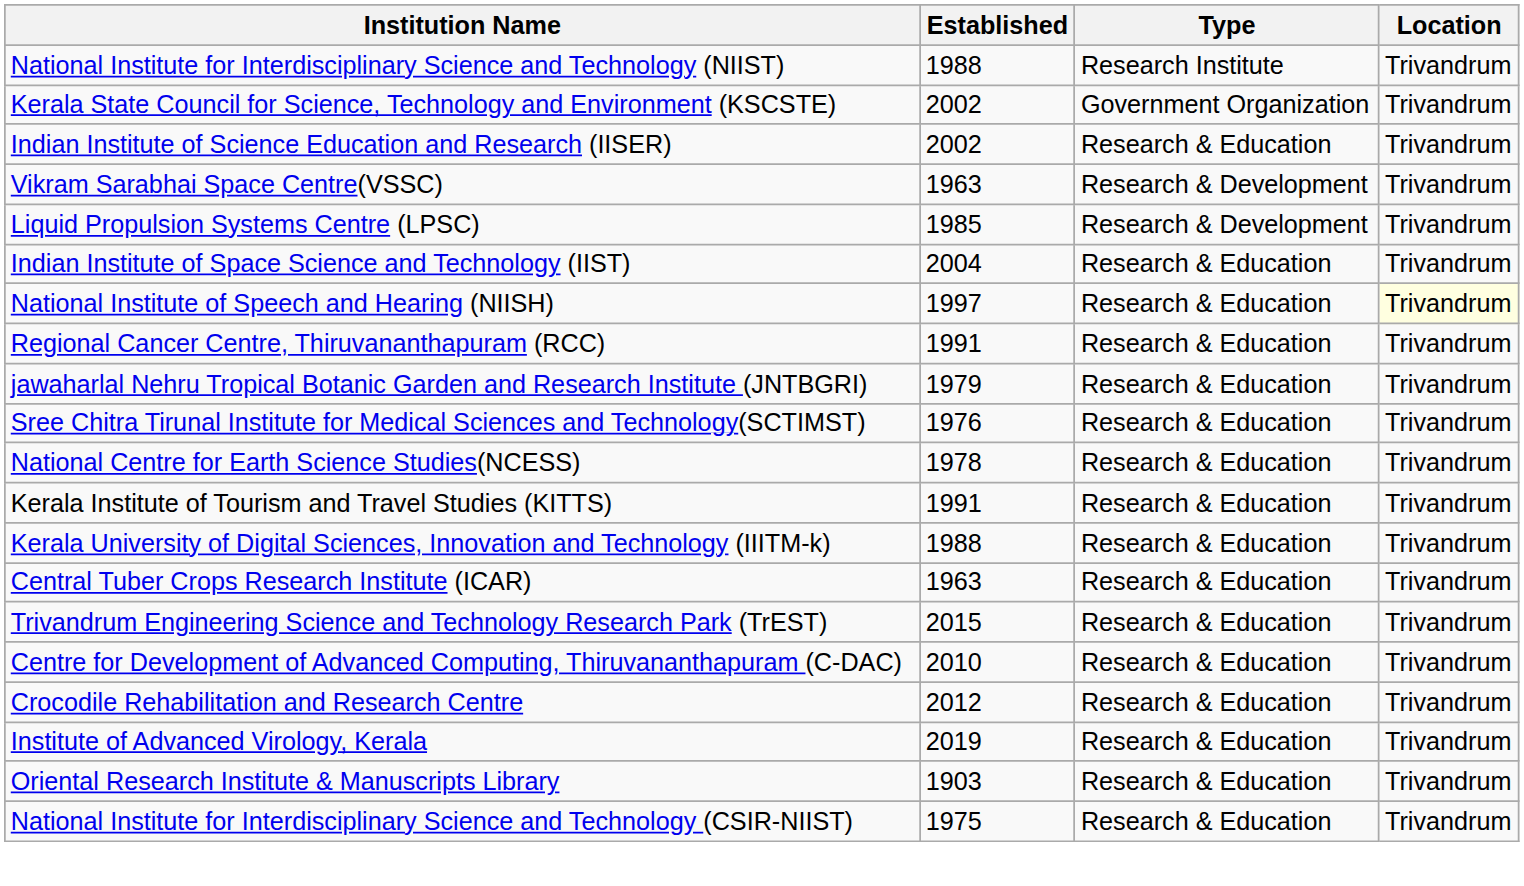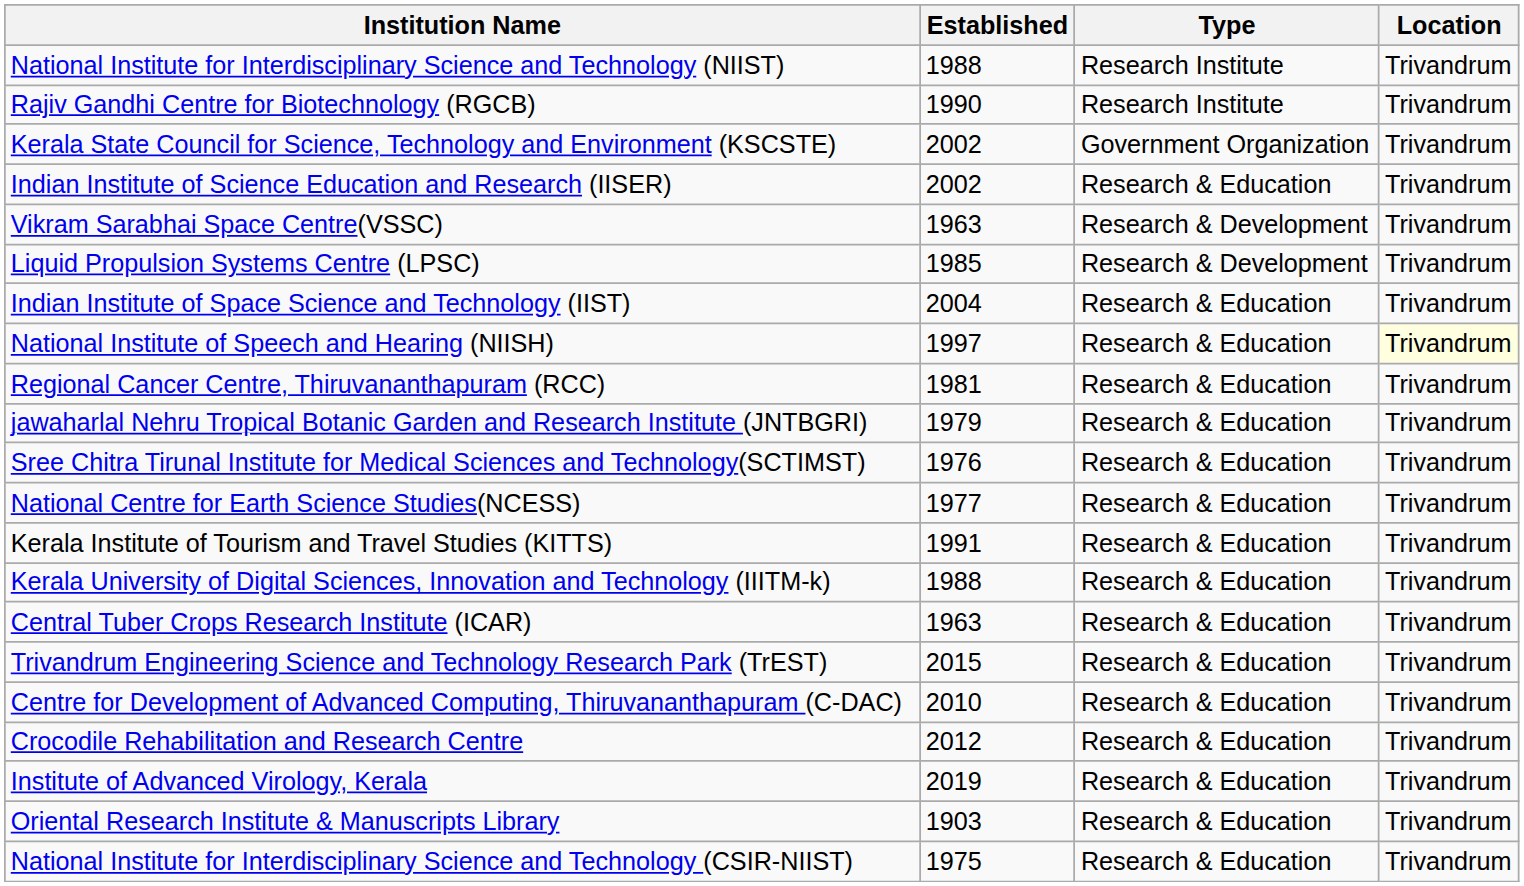+ row: (273, 105)
(954, 344) 1991 -> (954, 383) 1981
(954, 463) 1978 -> (954, 503) 1977
